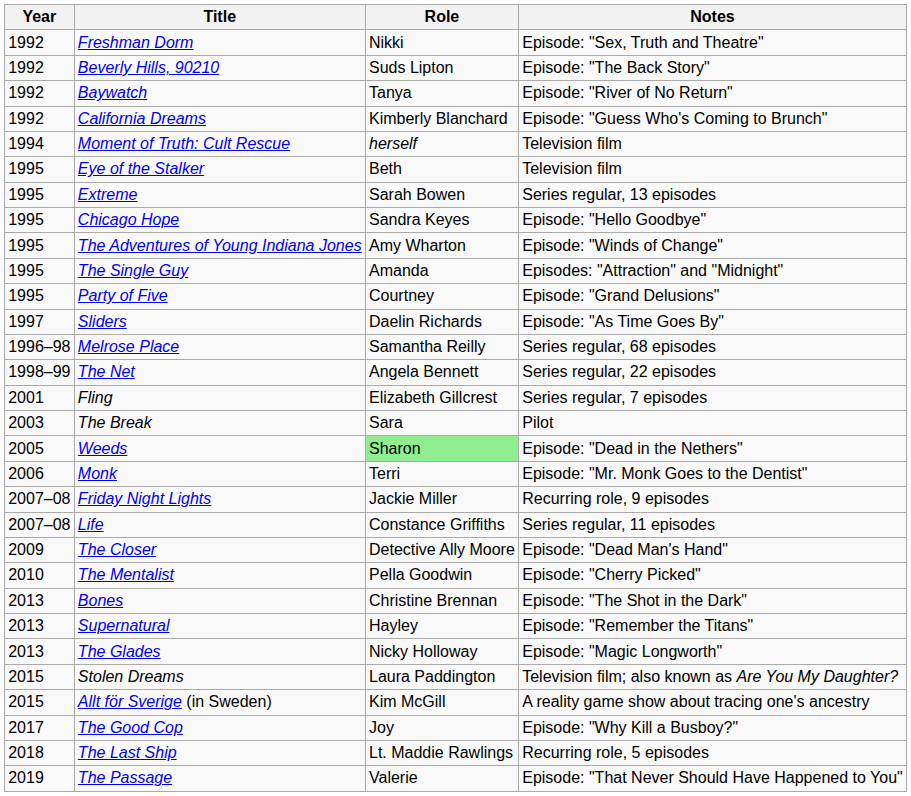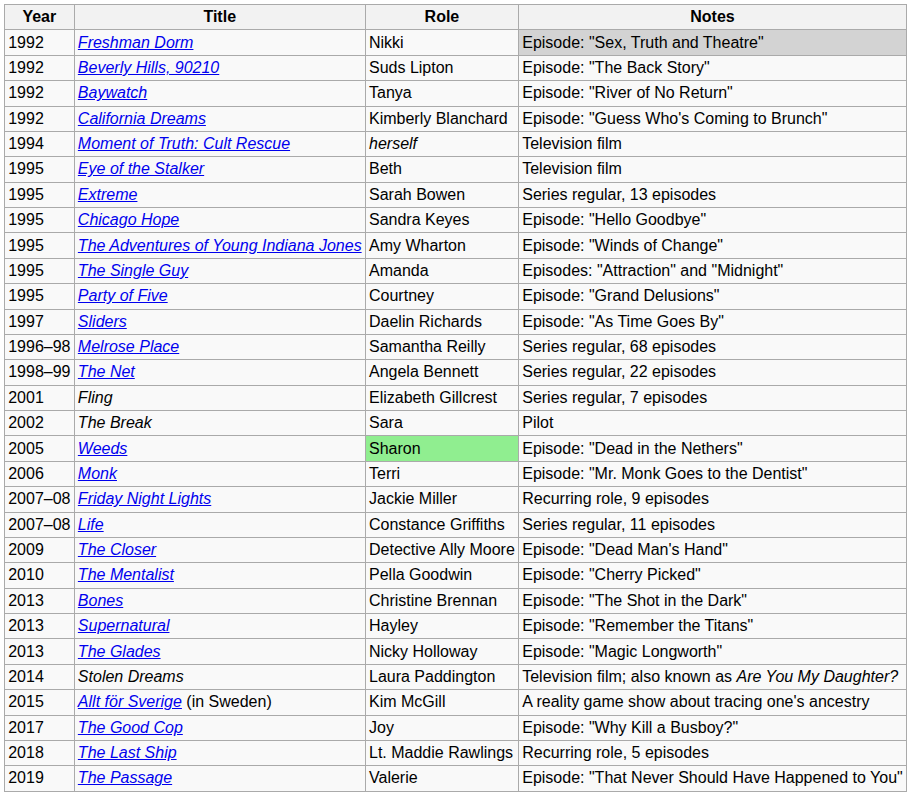(643, 42) no background -> (643, 42) lightgrey background
(26, 423) 2003 -> (26, 423) 2002
(26, 676) 2015 -> (26, 676) 2014
